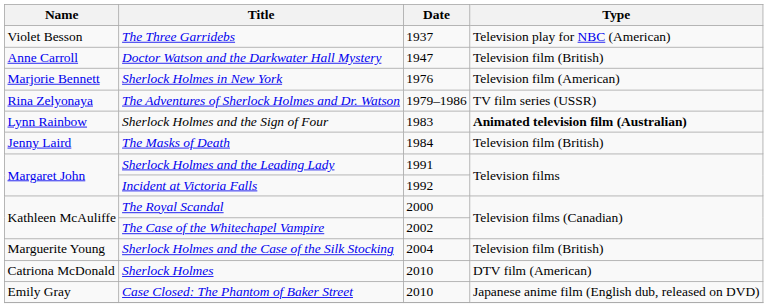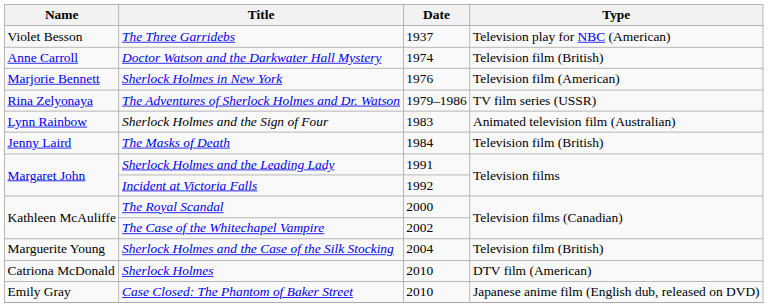(420, 57) 1947 -> (420, 57) 1974
(580, 121) bold -> (574, 121) normal
